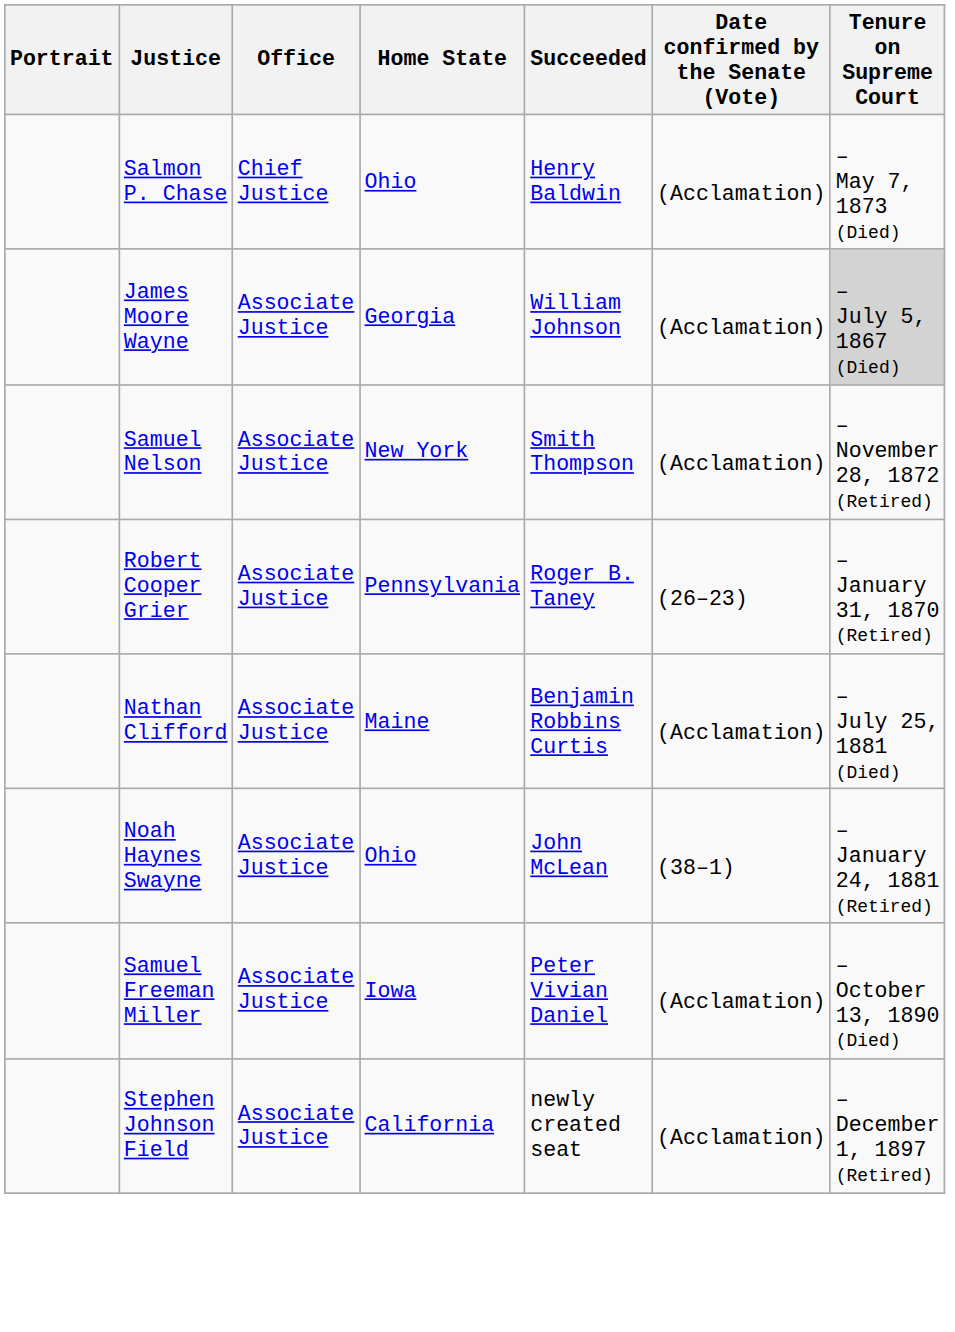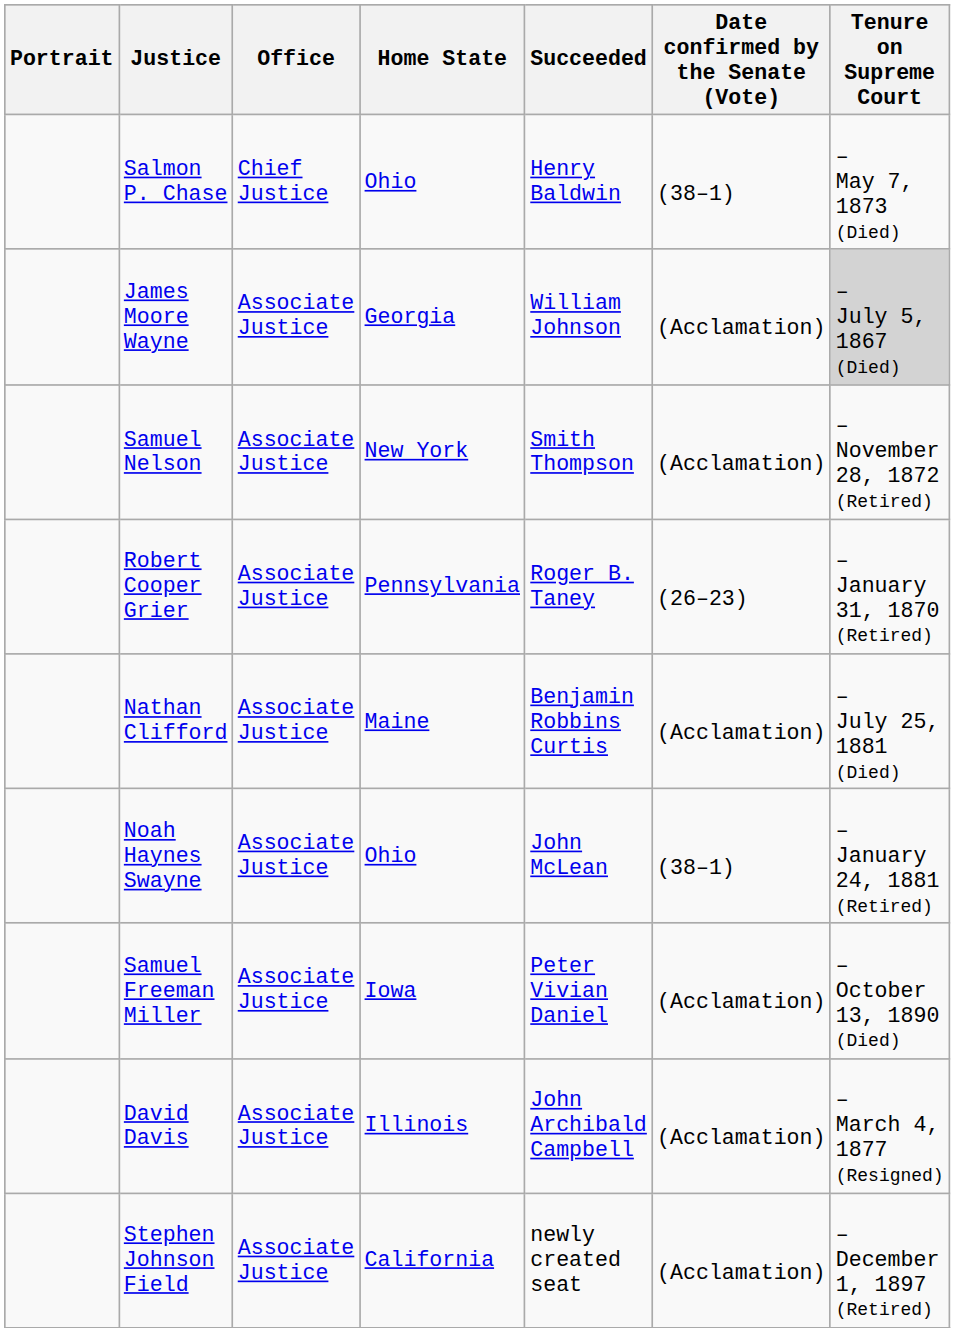(741, 195) (Acclamation) -> (696, 195) (38–1)
+ row: (156, 1125)
